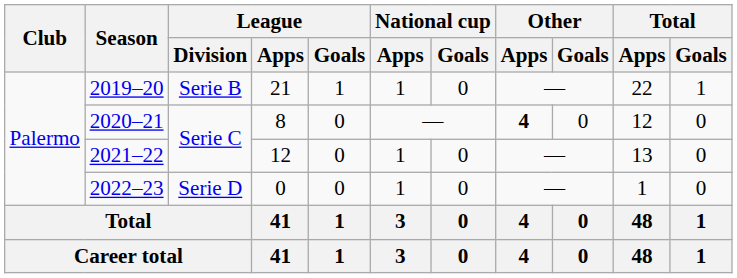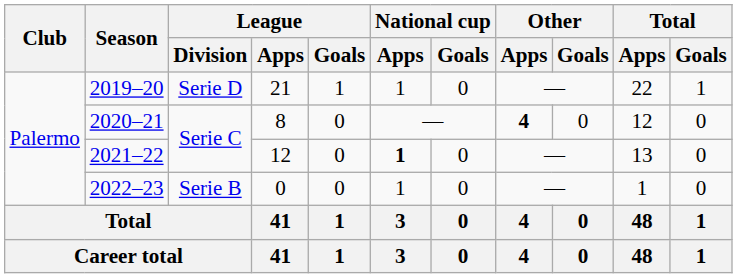(210, 88) Serie B -> (210, 88) Serie D
(400, 155) normal -> (400, 155) bold
(210, 188) Serie D -> (210, 188) Serie B
